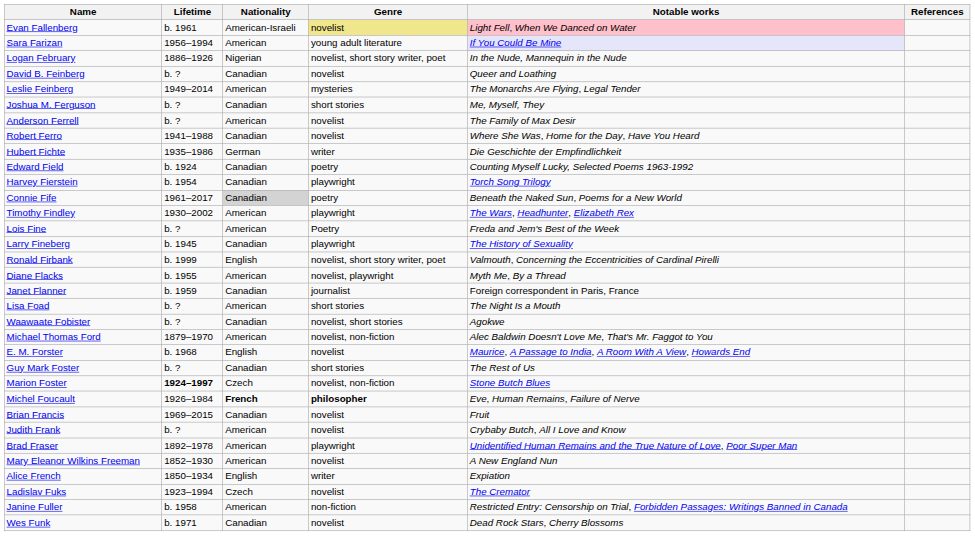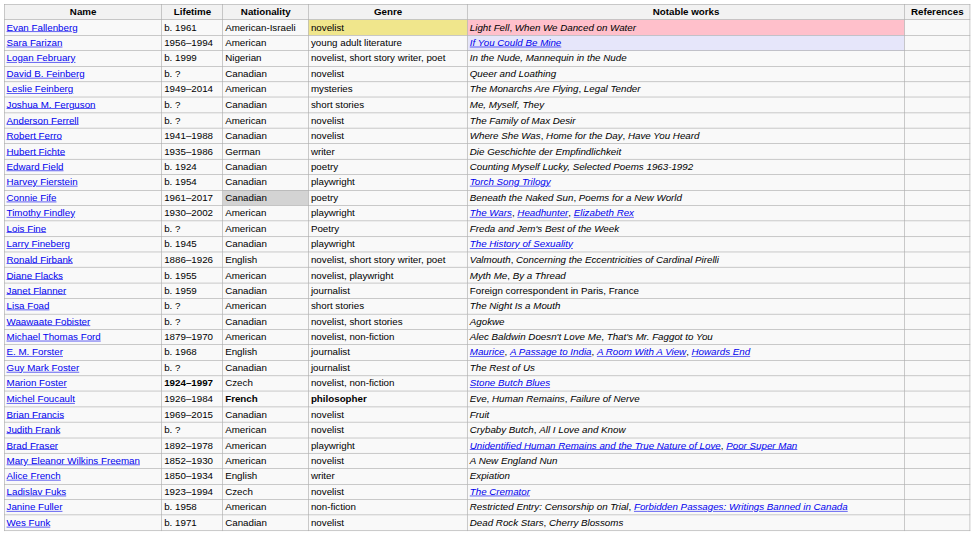(189, 58) 1886–1926 -> (180, 58) b. 1999
(180, 259) b. 1999 -> (189, 259) 1886–1926
(327, 352) novelist -> (330, 352) journalist
(337, 368) short stories -> (330, 368) journalist
